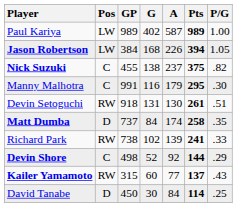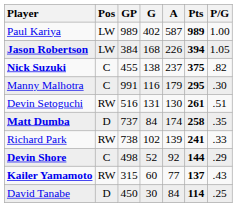(129, 103) 918 -> (129, 103) 516
